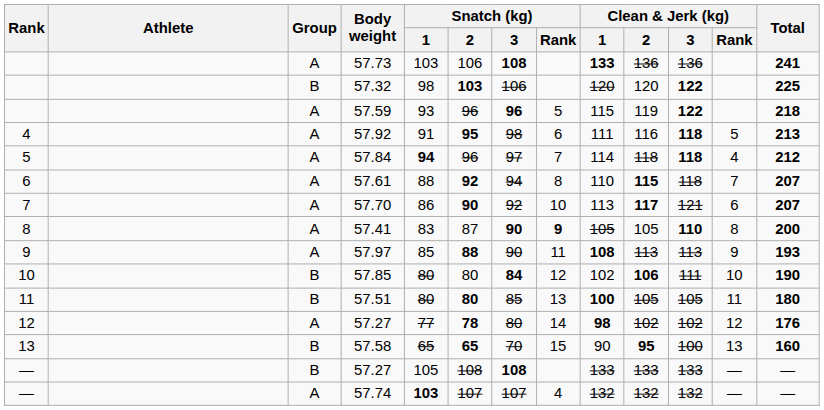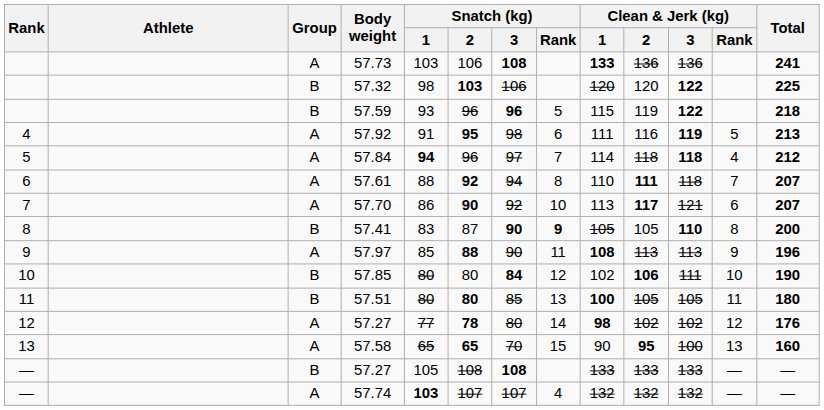(315, 110) A -> (315, 110) B
(690, 134) 118 -> (690, 134) 119
(646, 181) 115 -> (646, 181) 111
(315, 228) A -> (315, 228) B
(788, 252) 193 -> (788, 252) 196
(315, 346) B -> (315, 346) A
